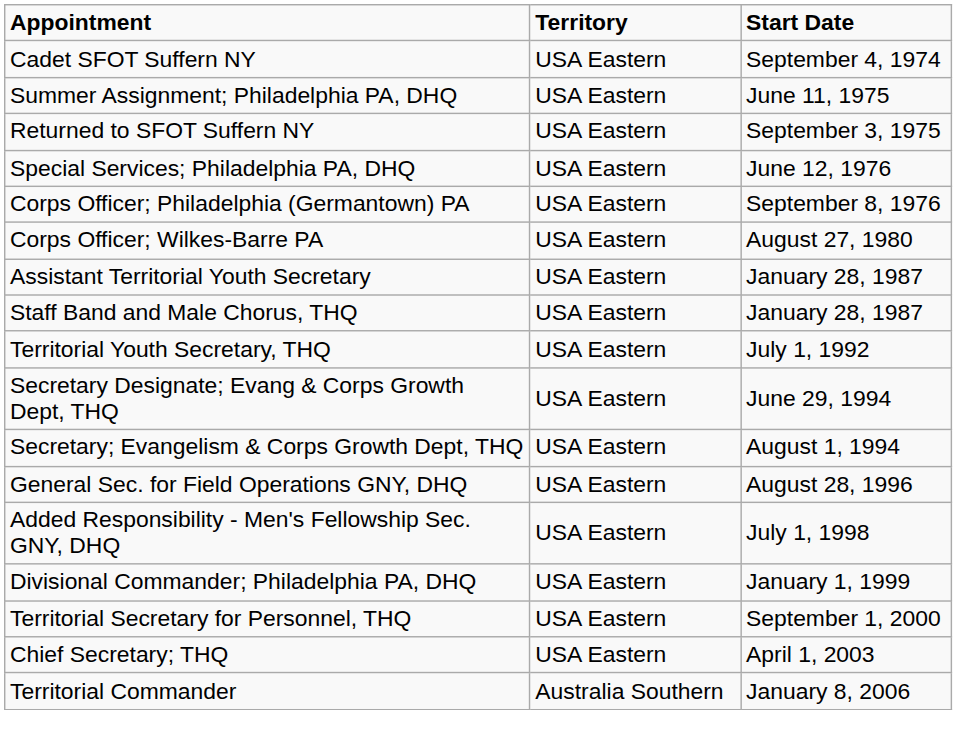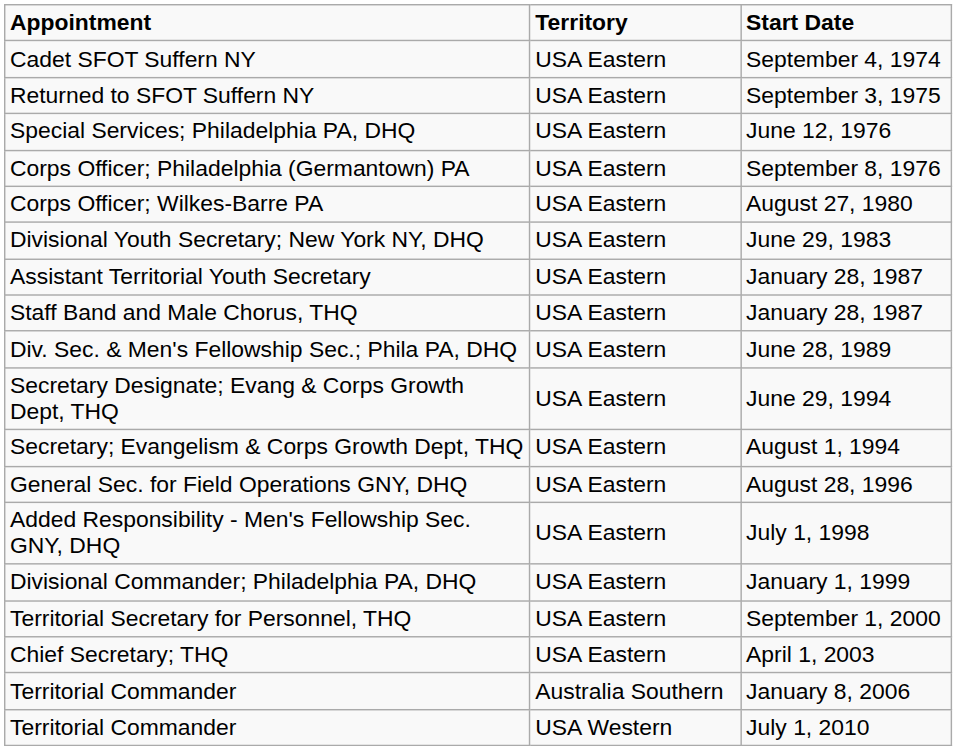- row: (234, 95)
+ row: (247, 240)
+ row: (264, 349)
- row: (170, 349)
+ row: (123, 727)
